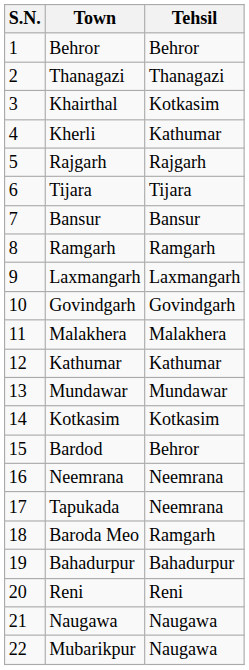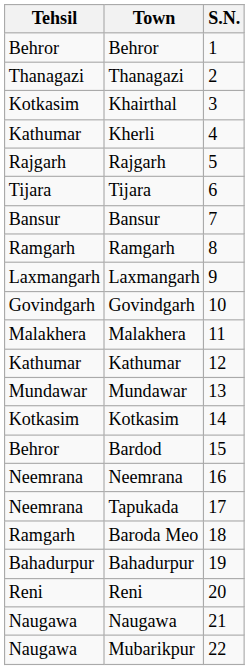columns swapped: (25, 18) <-> (195, 18)
